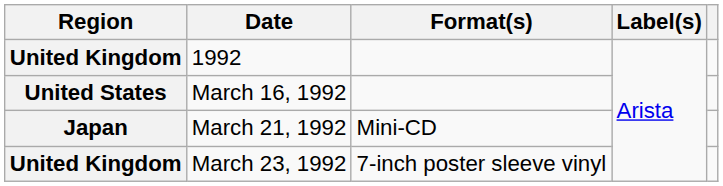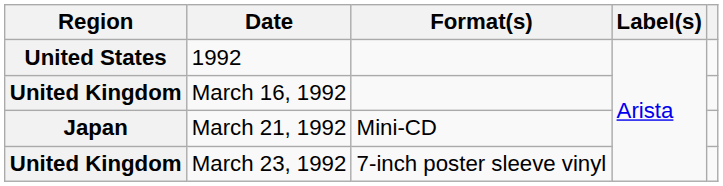(96, 57) United Kingdom -> (96, 57) United States
(96, 92) United States -> (96, 92) United Kingdom
